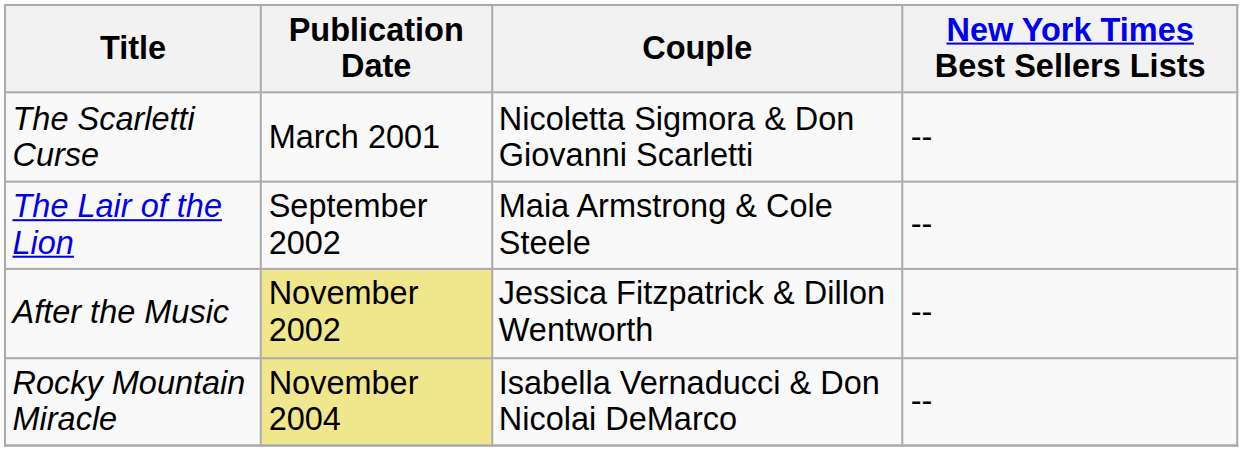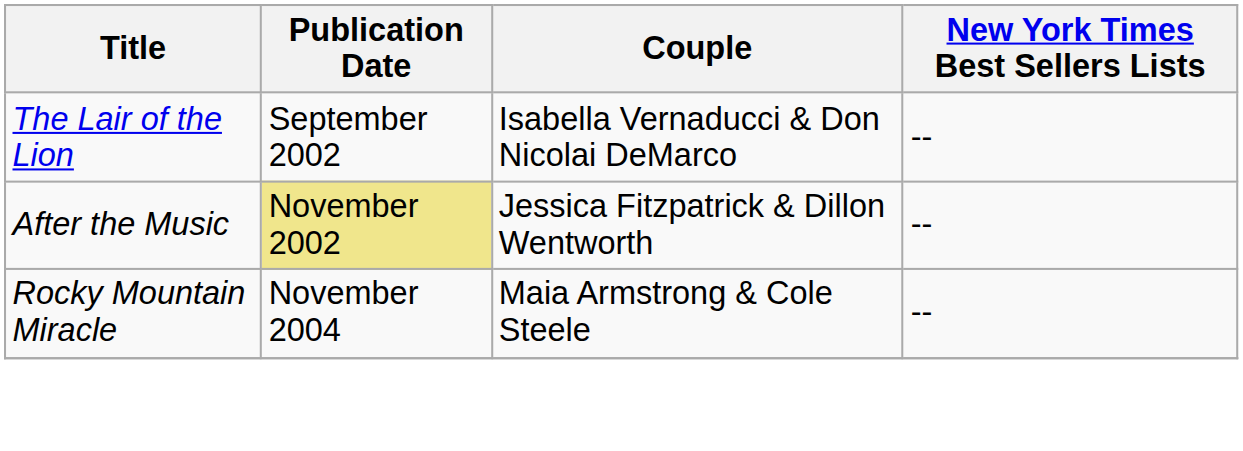- row: (104, 136)
(666, 224) Maia Armstrong & Cole Steele -> (689, 136) Isabella Vernaducci & Don Nicolai DeMarco
(344, 400) khaki background -> (344, 312) no background
(689, 400) Isabella Vernaducci & Don Nicolai DeMarco -> (666, 312) Maia Armstrong & Cole Steele
